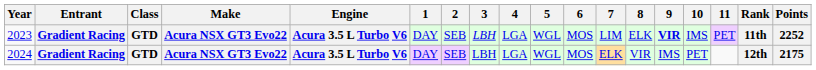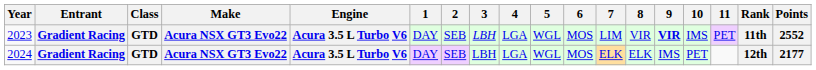(640, 35) ELK -> (640, 35) VIR
(792, 35) 2252 -> (792, 35) 2552
(640, 55) VIR -> (640, 55) ELK
(792, 55) 2175 -> (792, 55) 2177
